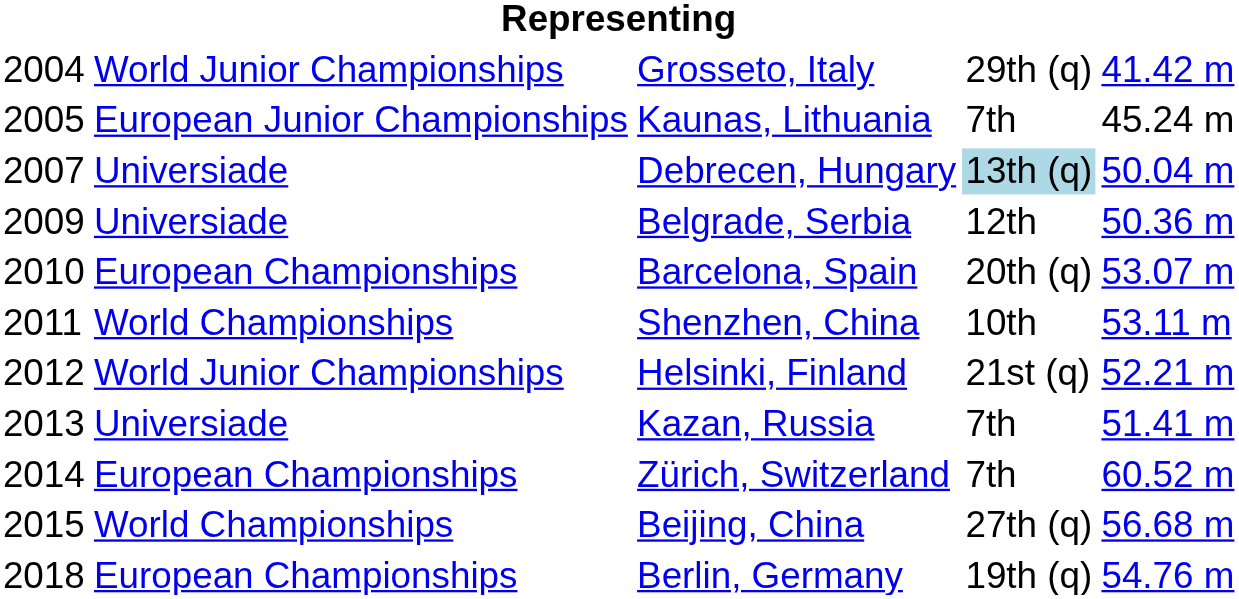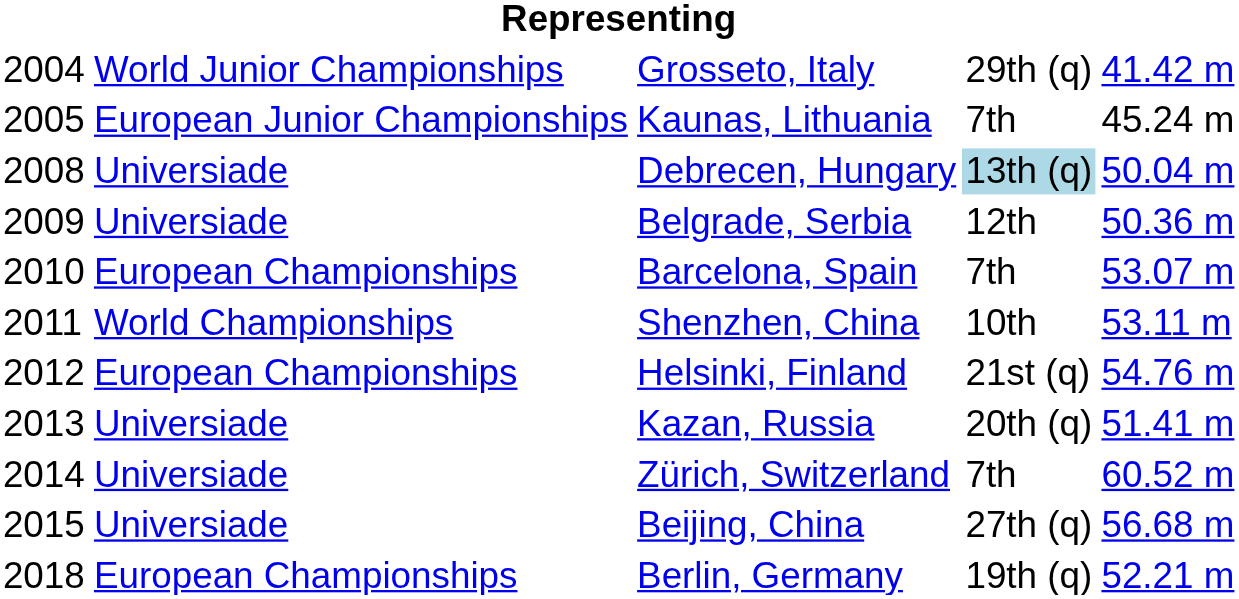(44, 170) 2007 -> (44, 170) 2008
(1029, 271) 20th (q) -> (991, 271) 7th
(329, 373) World Junior Championships -> (306, 373) European Championships
(1168, 373) 52.21 m -> (1168, 373) 54.76 m
(991, 423) 7th -> (1029, 423) 20th (q)
(306, 474) European Championships -> (191, 474) Universiade
(274, 524) World Championships -> (191, 524) Universiade
(1168, 575) 54.76 m -> (1168, 575) 52.21 m
